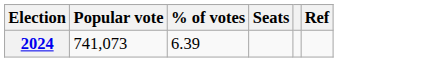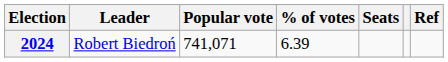+ column: (125, 17)
(100, 43) 741,073 -> (210, 43) 741,071
